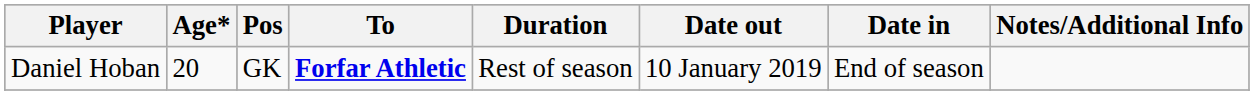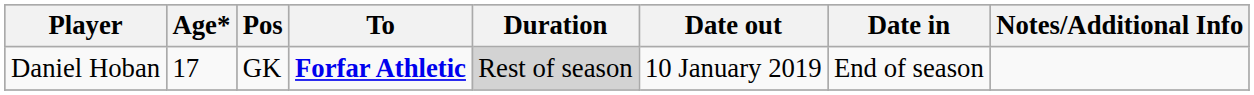(186, 68) 20 -> (186, 68) 17
(555, 68) no background -> (555, 68) lightgrey background
